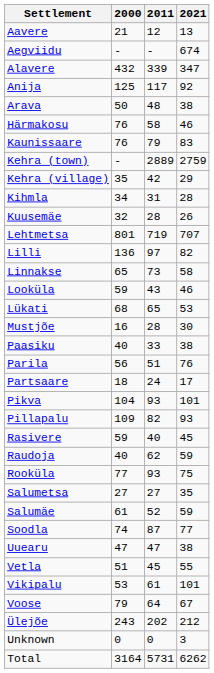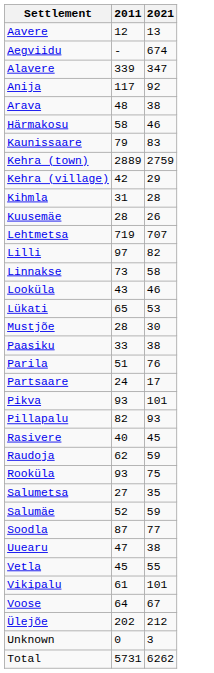- column: (128, 14)
